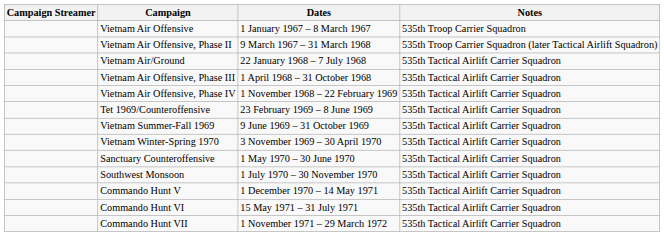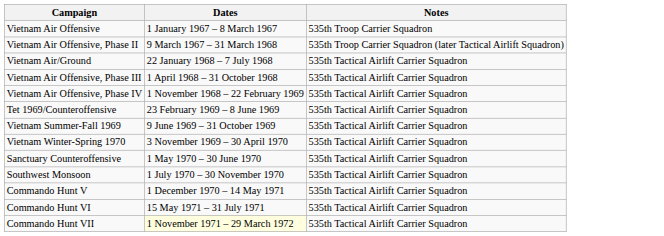- column: (51, 12)
(314, 223) no background -> (220, 223) lightyellow background
